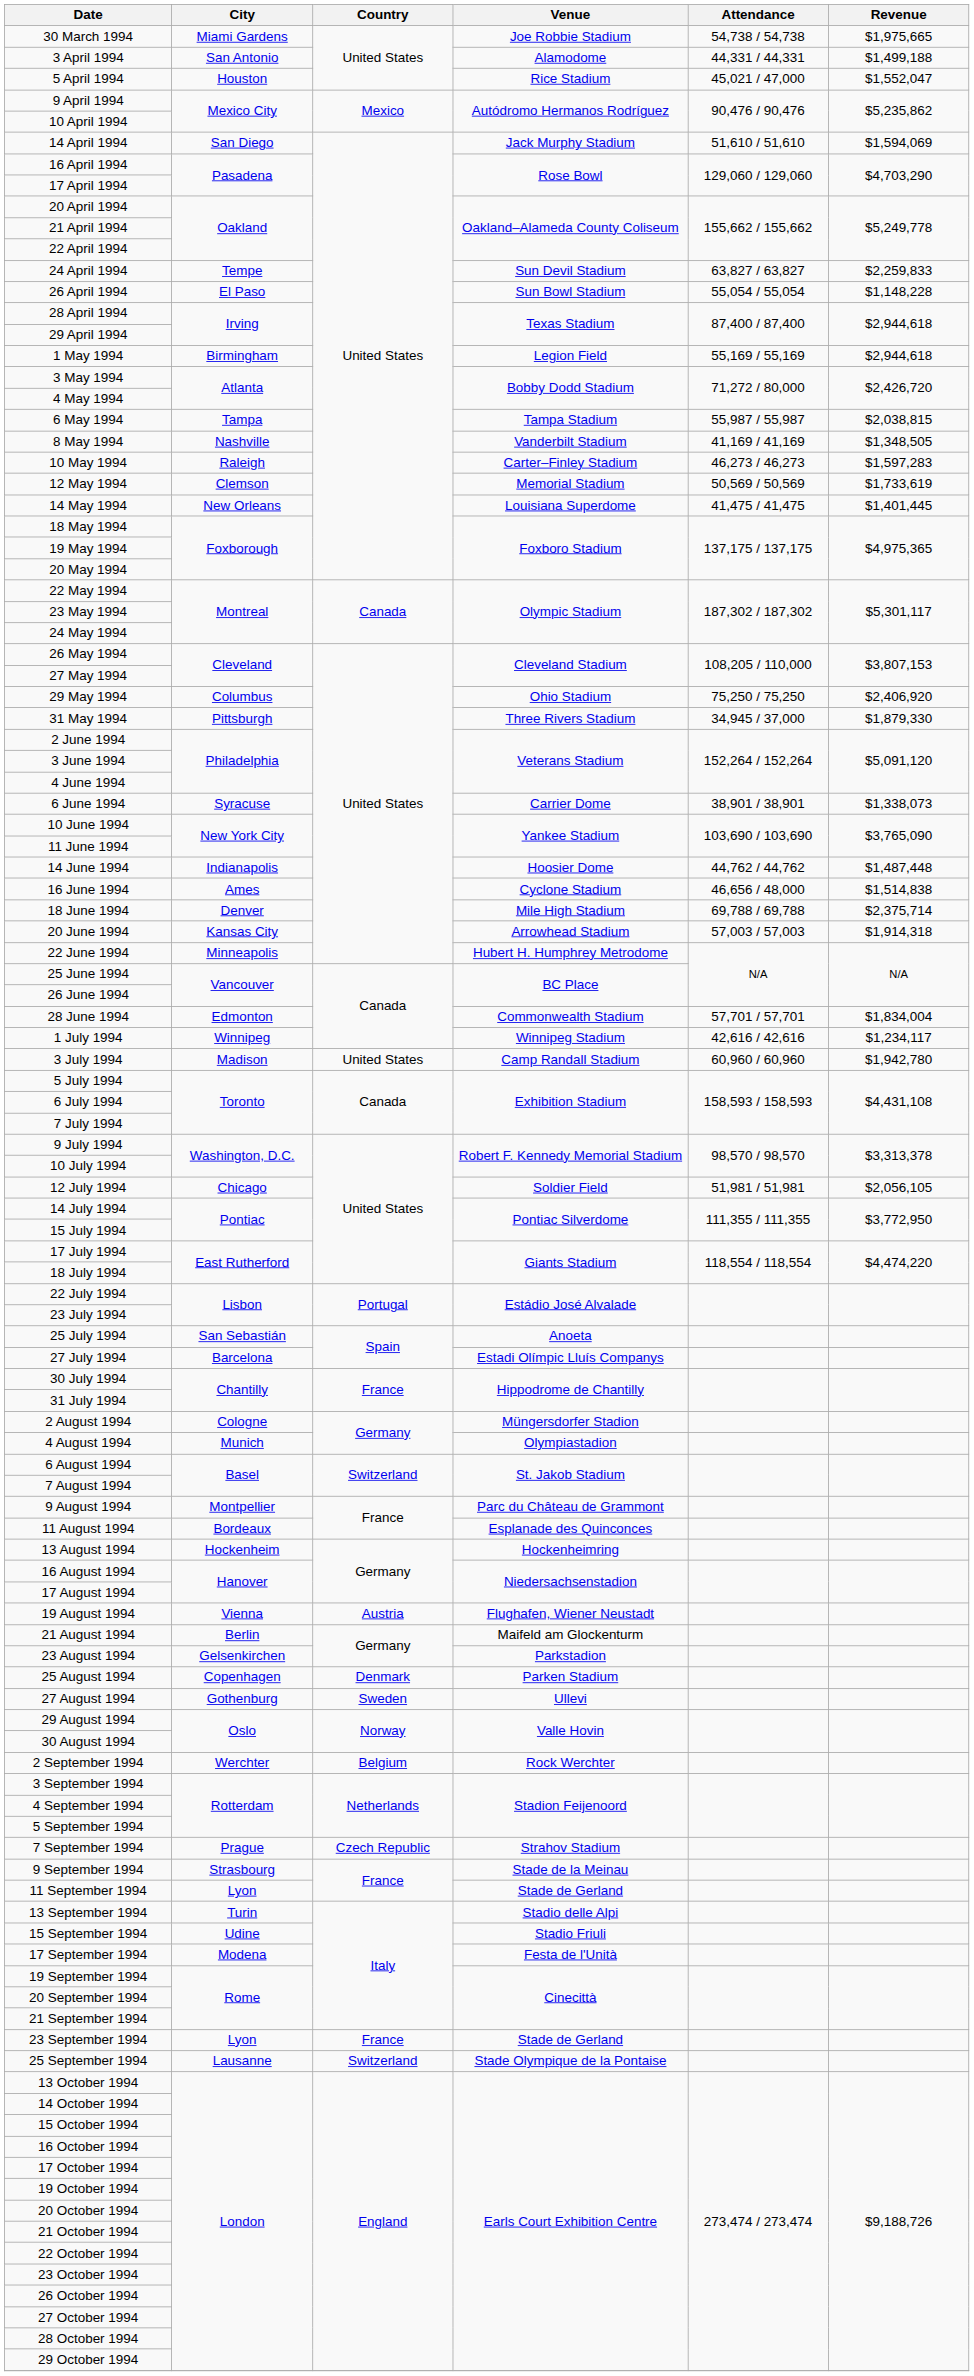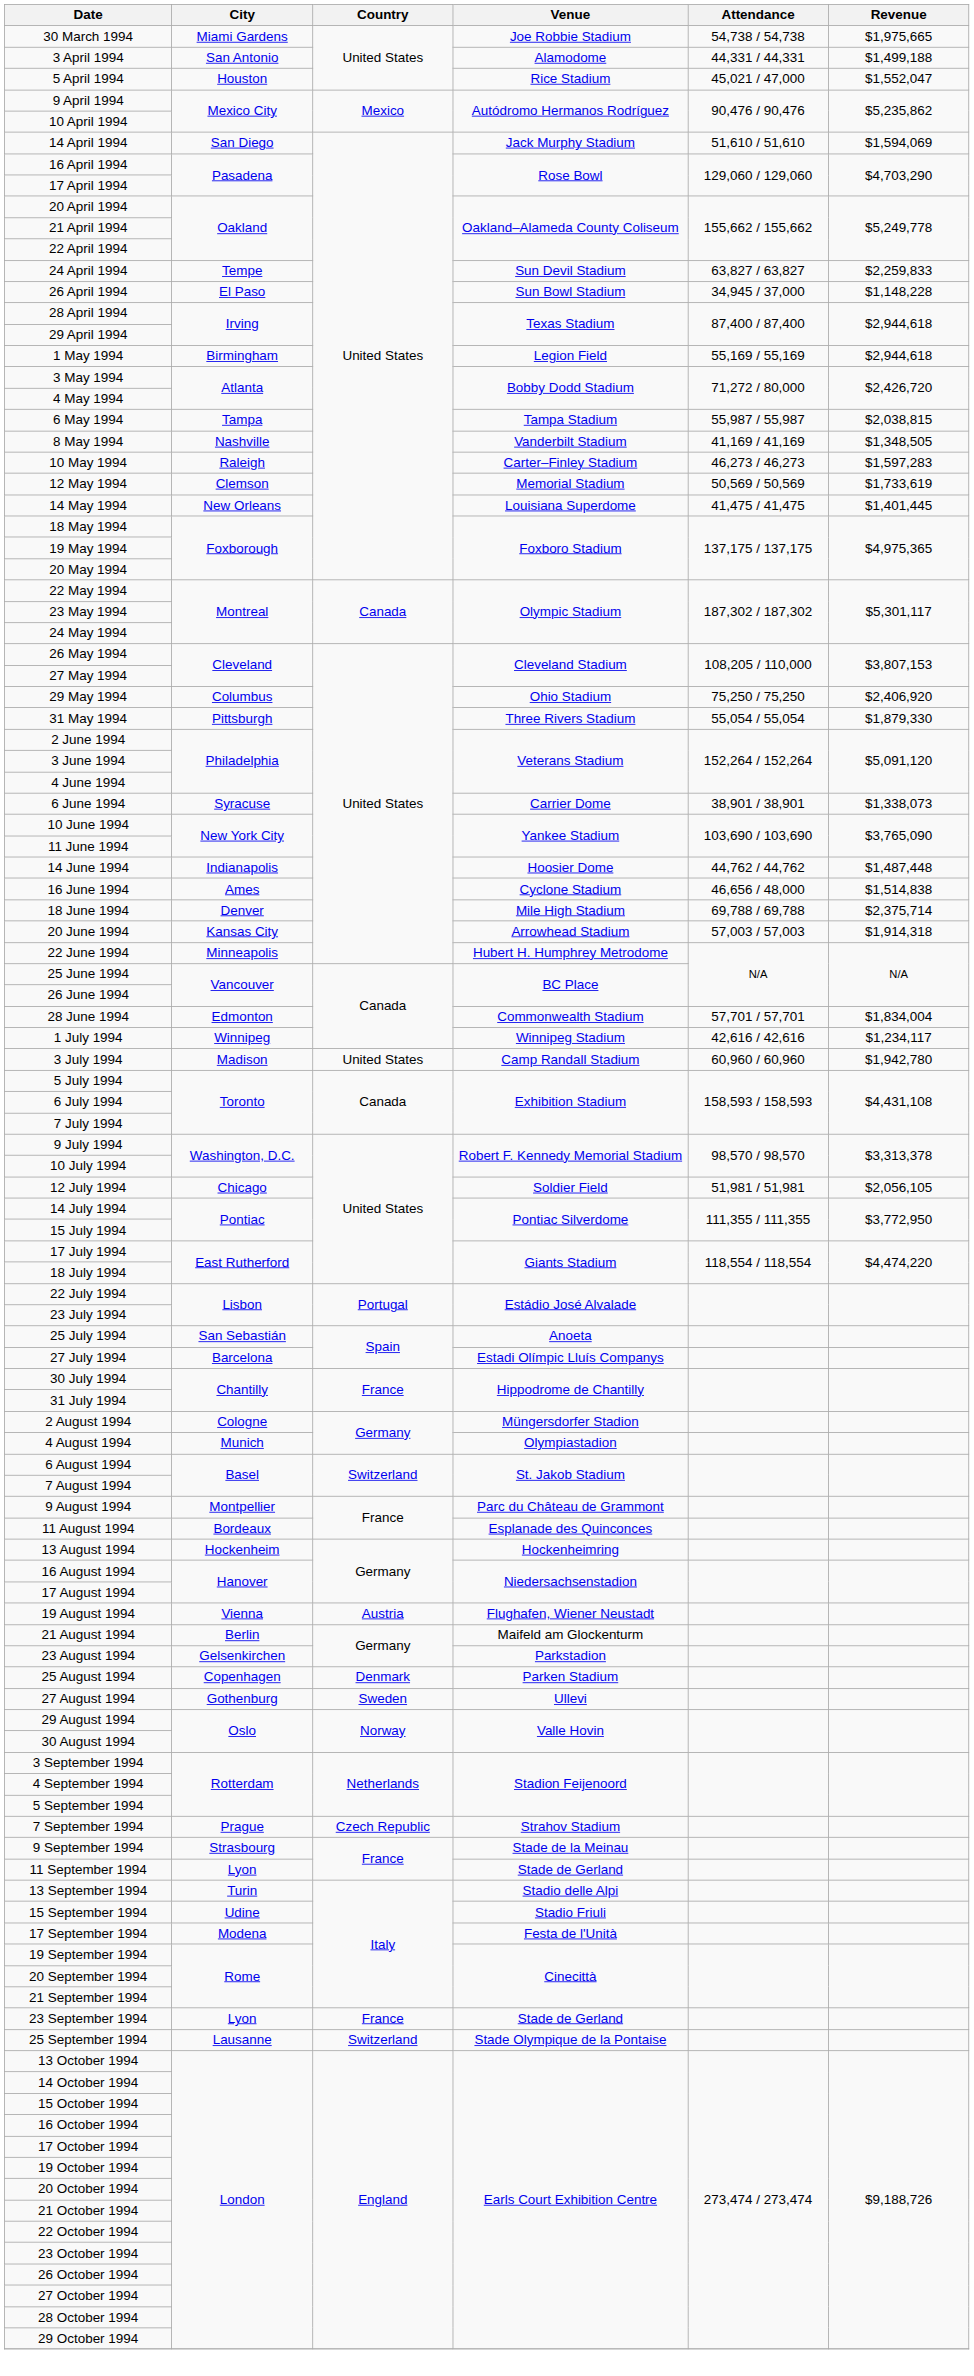(758, 292) 55,054 / 55,054 -> (758, 292) 34,945 / 37,000
(758, 718) 34,945 / 37,000 -> (758, 718) 55,054 / 55,054
- row: (88, 1762)
